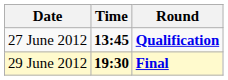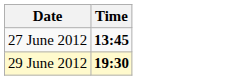- column: (177, 16)
